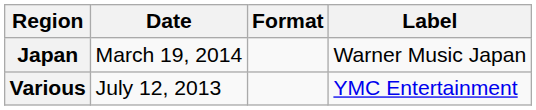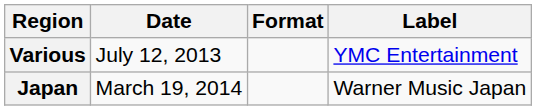rows swapped: (48, 88) <-> (48, 54)
